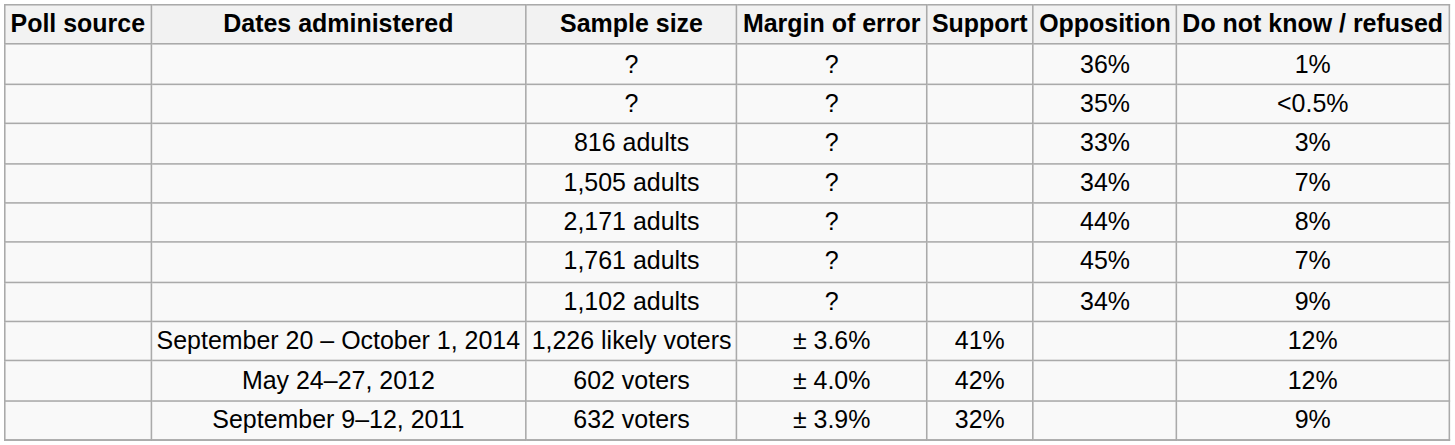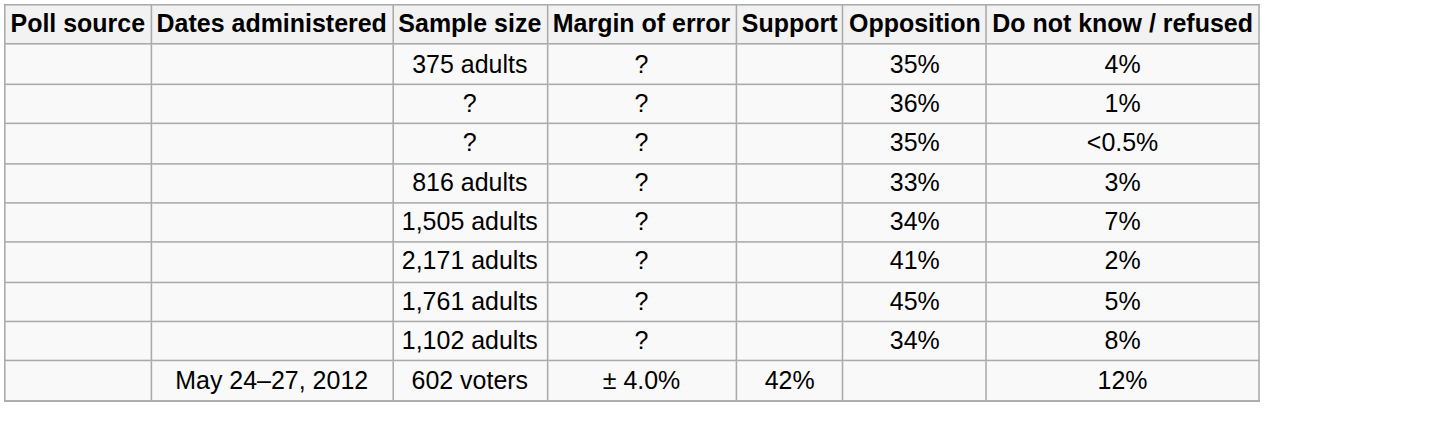+ row: (272, 64)
(1105, 222) 44% -> (915, 261) 41%
(1313, 222) 8% -> (1123, 261) 2%
(1313, 261) 7% -> (1123, 301) 5%
(1313, 301) 9% -> (1123, 340) 8%
- row: (338, 340)
- row: (338, 420)
